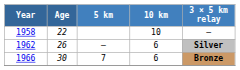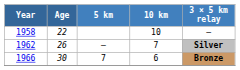(156, 46) 6 -> (156, 46) 7
